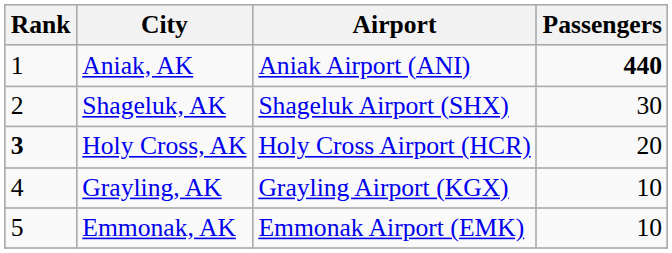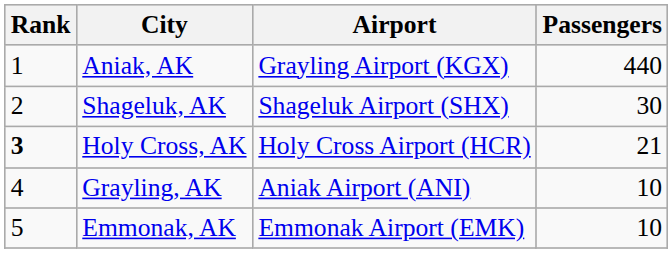(364, 65) Aniak Airport (ANI) -> (384, 65) Grayling Airport (KGX)
(643, 65) bold -> (643, 65) normal
(649, 146) 20 -> (649, 146) 21
(384, 187) Grayling Airport (KGX) -> (364, 187) Aniak Airport (ANI)
